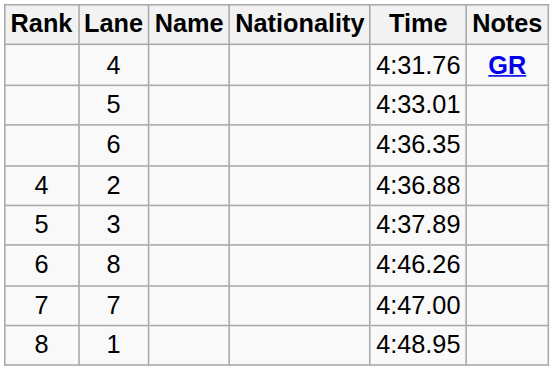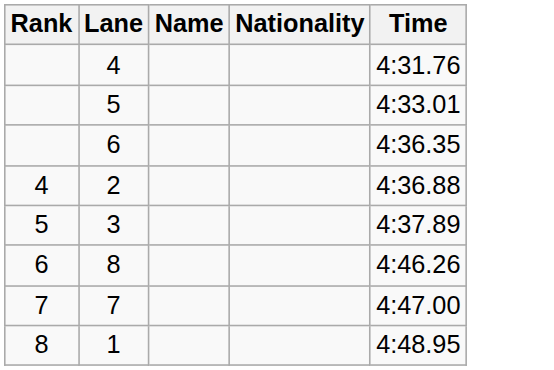- column: (507, 24)
